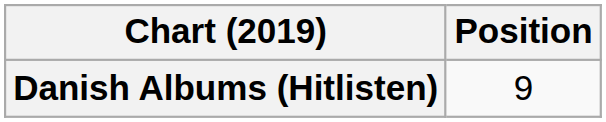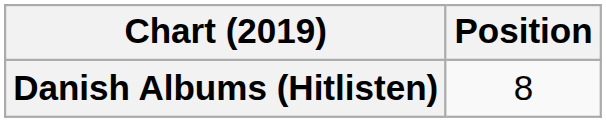(523, 87) 9 -> (523, 87) 8
